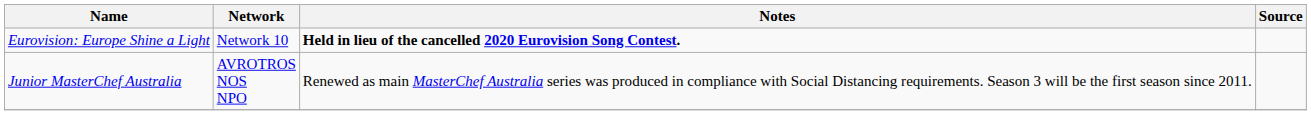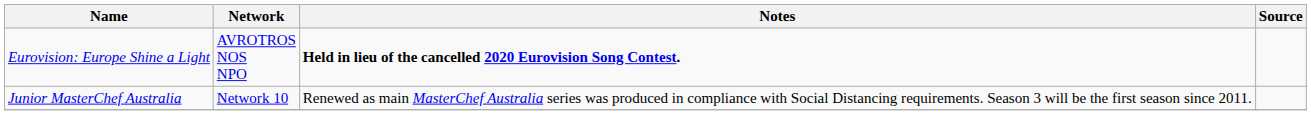(252, 40) Network 10 -> (256, 57) AVROTROS NOS NPO
(256, 81) AVROTROS NOS NPO -> (252, 97) Network 10
